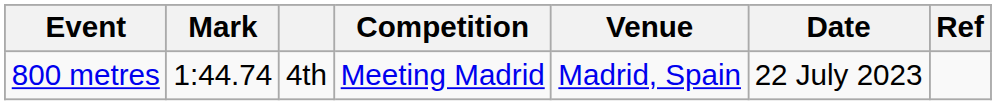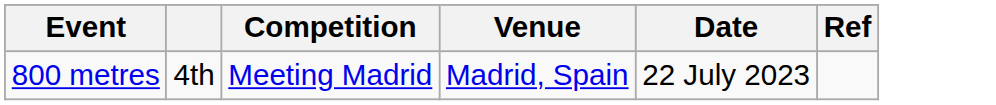- column: (223, 27)
